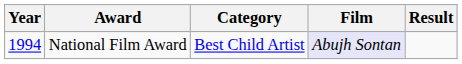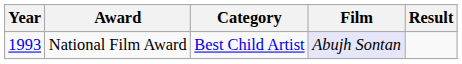(25, 45) 1994 -> (25, 45) 1993
